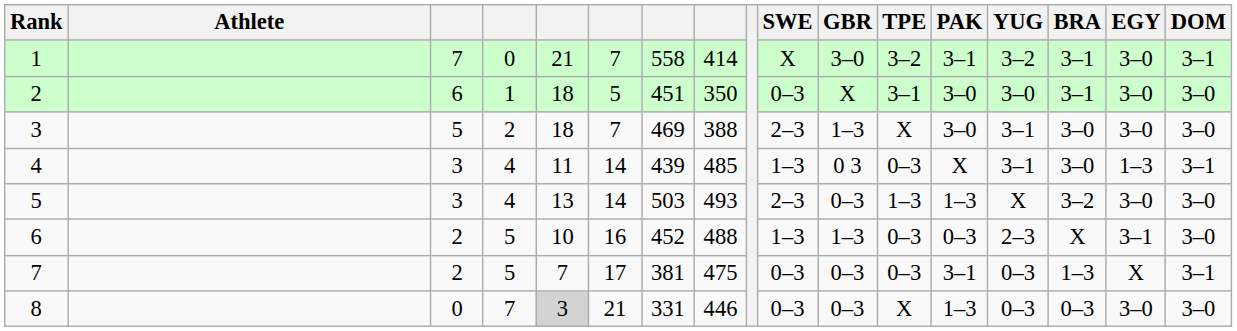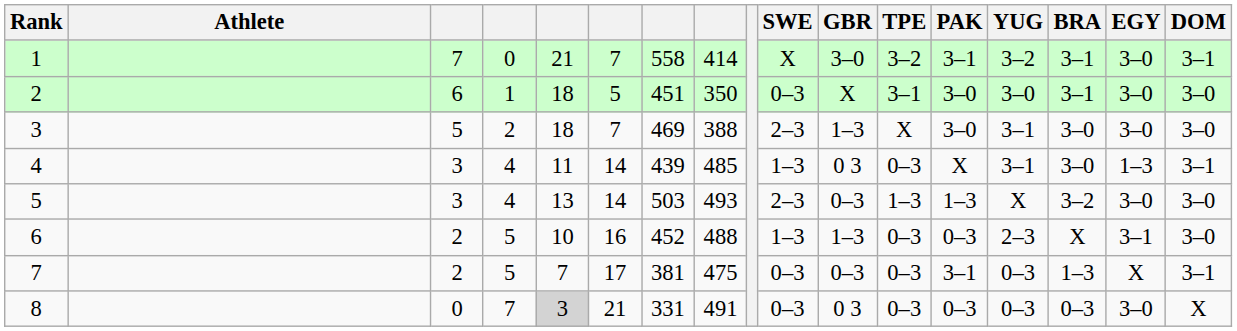(721, 308) 446 -> (721, 308) 491
(847, 308) 0–3 -> (847, 308) 0 3
(904, 308) X -> (904, 308) 0–3
(960, 308) 1–3 -> (960, 308) 0–3
(1198, 308) 3–0 -> (1198, 308) X
